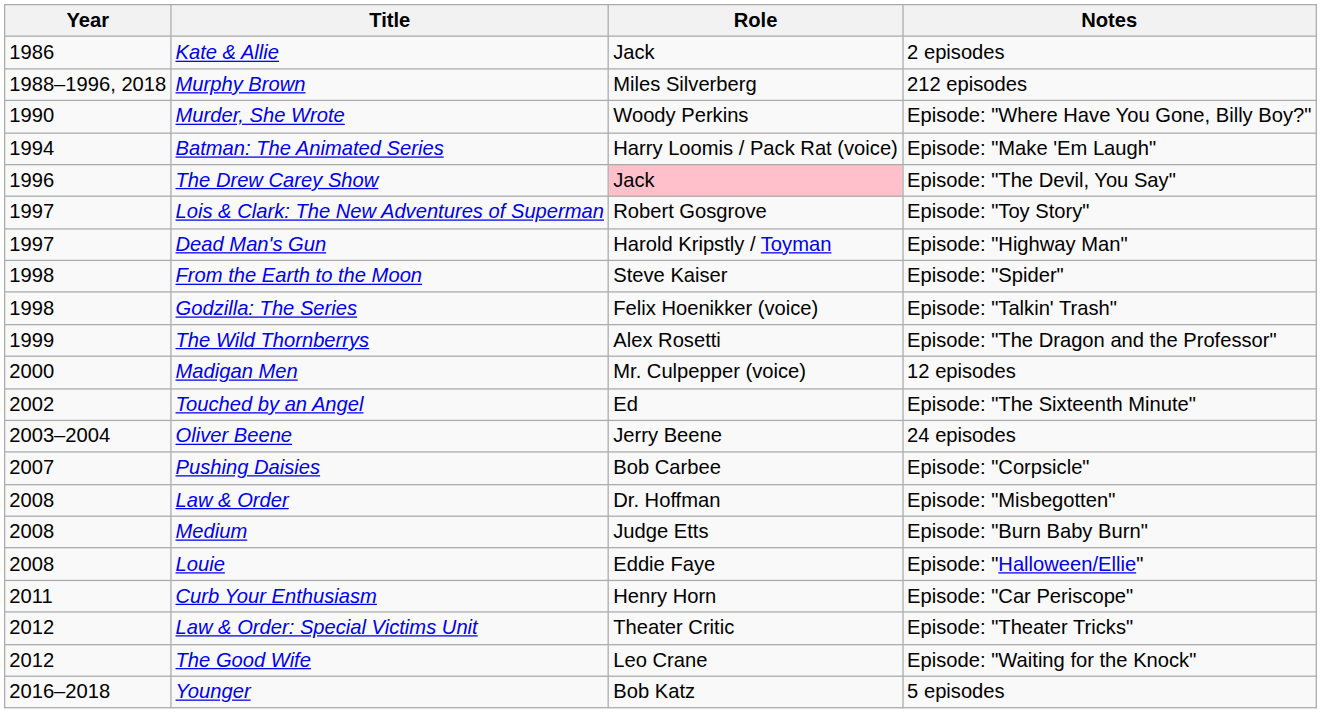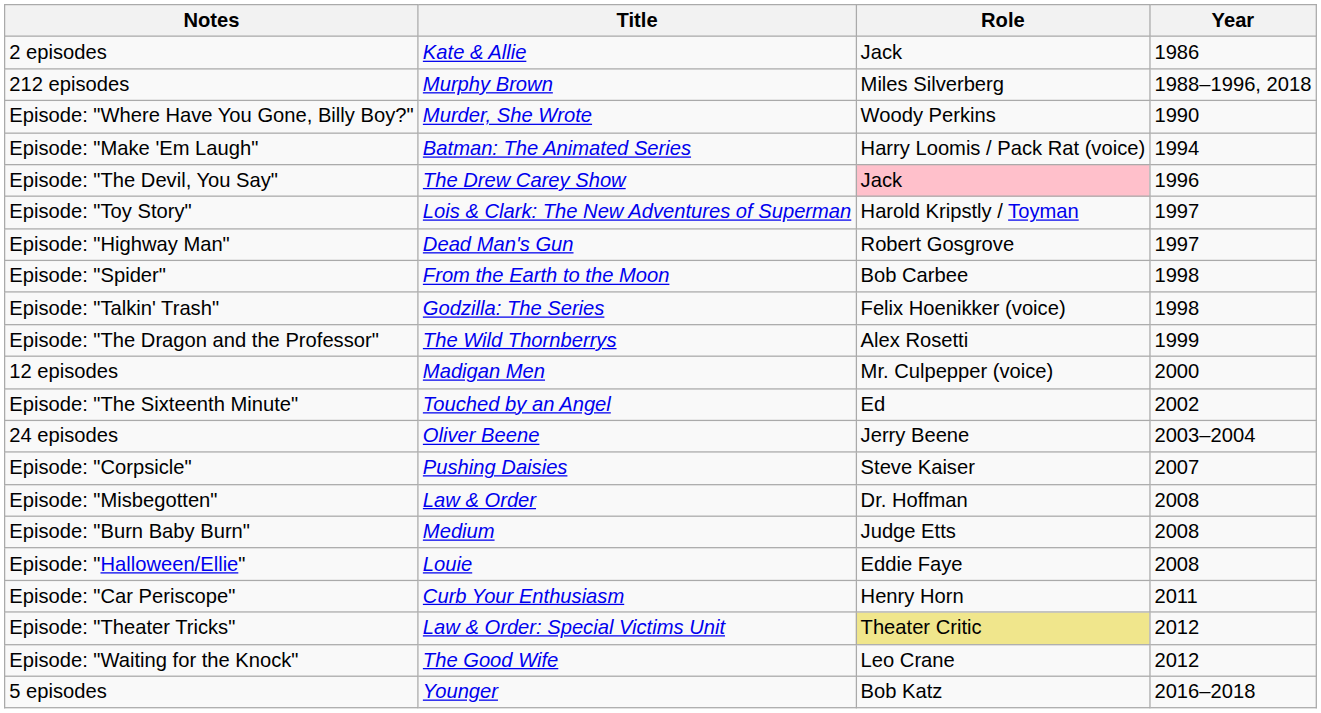columns swapped: (88, 20) <-> (1109, 20)
(690, 212) Robert Gosgrove -> (970, 212) Harold Kripstly / Toyman
(722, 244) Harold Kripstly / Toyman -> (937, 244) Robert Gosgrove
(670, 276) Steve Kaiser -> (914, 276) Bob Carbee
(667, 468) Bob Carbee -> (918, 468) Steve Kaiser
(674, 627) no background -> (921, 627) khaki background
